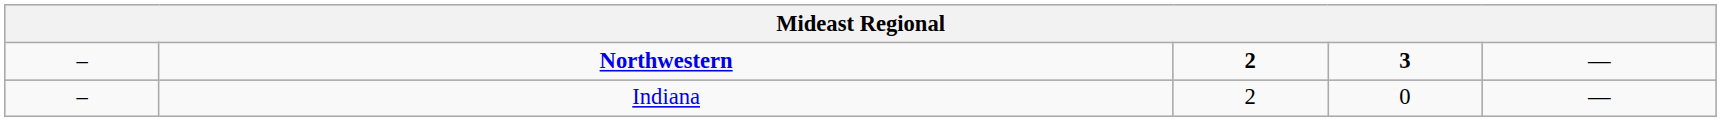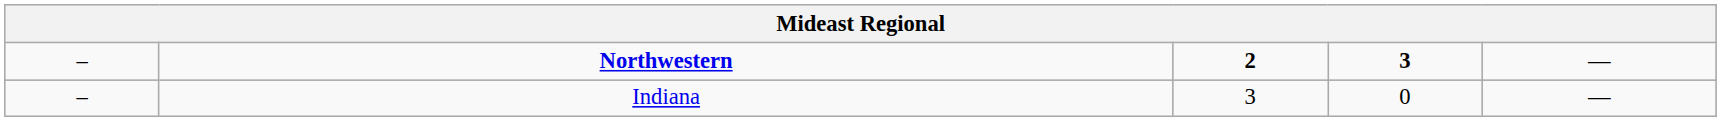(1250, 98) 2 -> (1250, 98) 3
